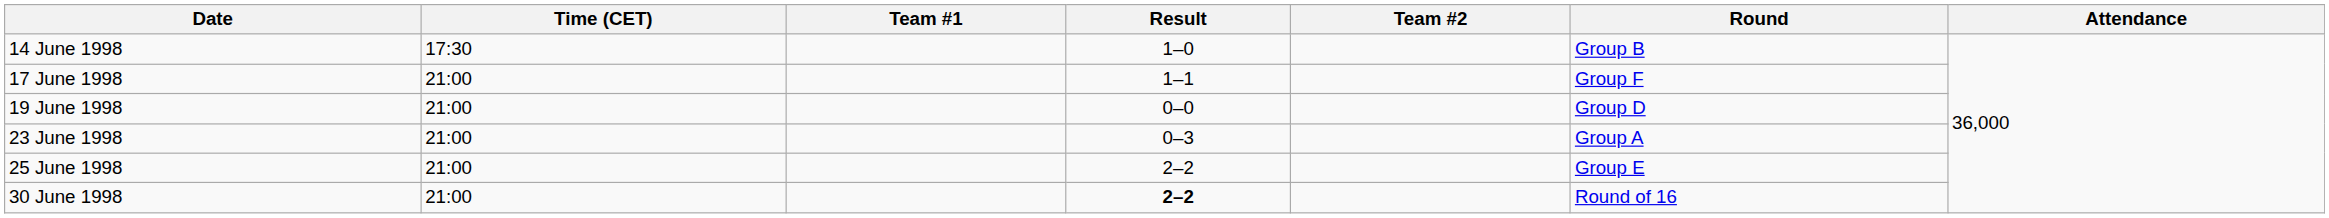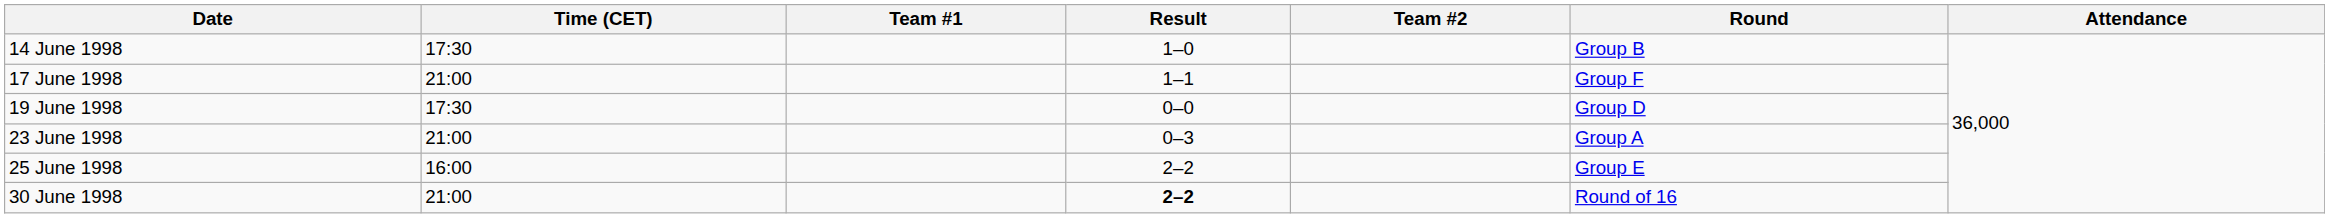(449, 108) 21:00 -> (449, 108) 17:30
(449, 167) 21:00 -> (449, 167) 16:00
